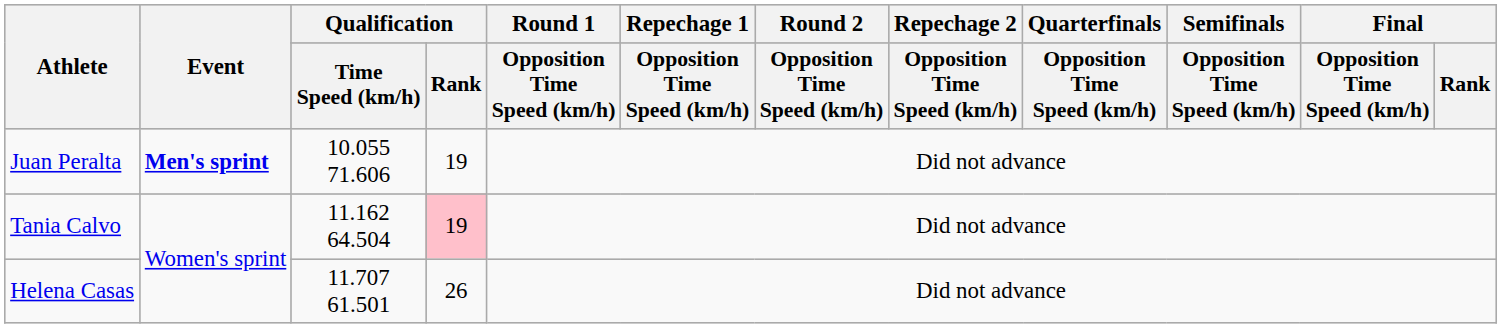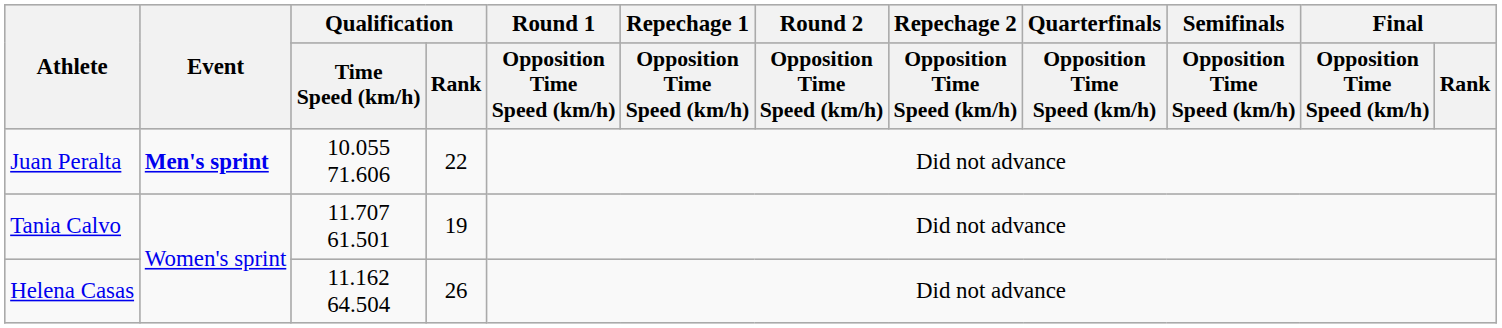(456, 161) 19 -> (456, 161) 22
(359, 226) 11.162 64.504 -> (359, 226) 11.707 61.501
(456, 226) pink background -> (456, 226) no background
(359, 291) 11.707 61.501 -> (359, 291) 11.162 64.504
